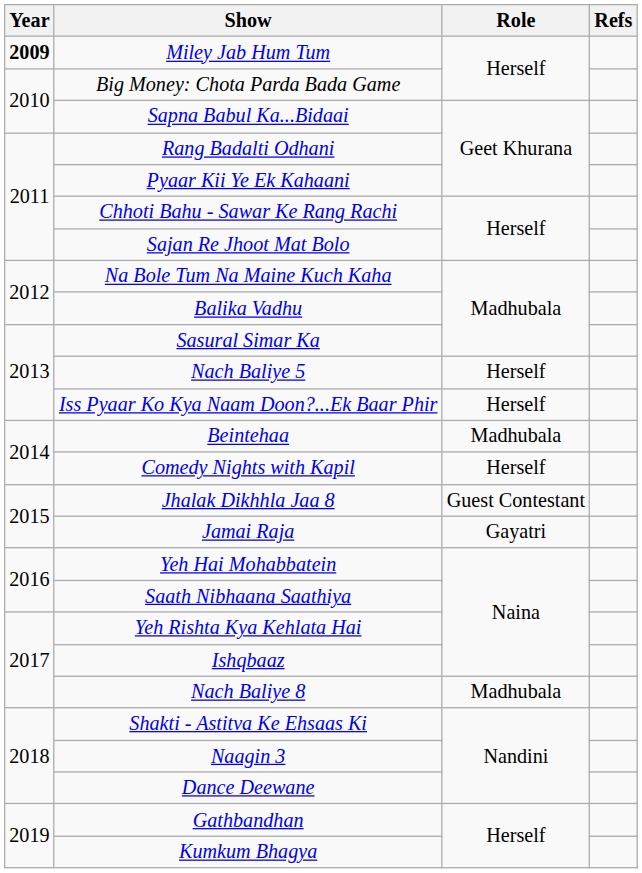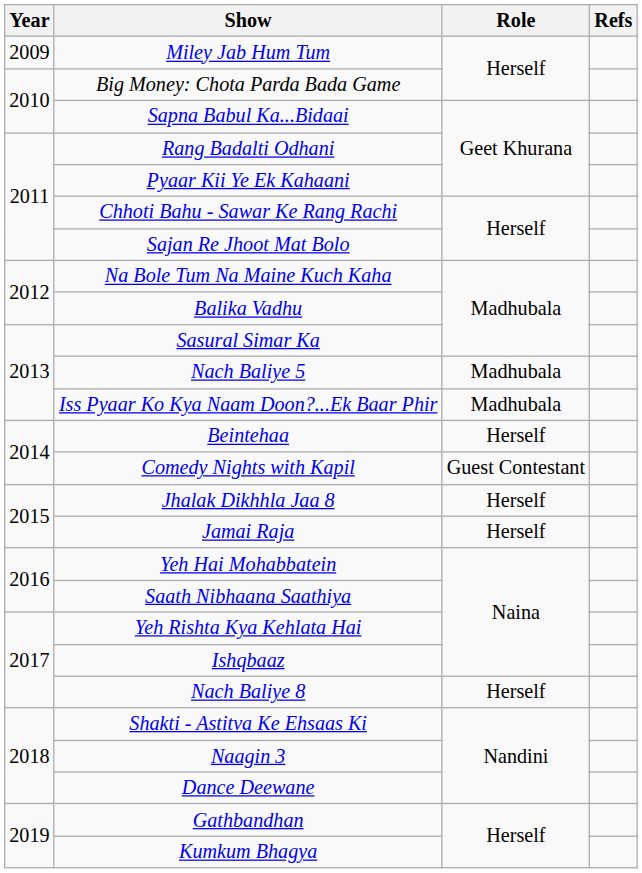(29, 52) bold -> (29, 52) normal
(516, 372) Herself -> (516, 372) Madhubala
(516, 404) Herself -> (516, 404) Madhubala
(516, 436) Madhubala -> (516, 436) Herself
(516, 468) Herself -> (516, 468) Guest Contestant
(516, 500) Guest Contestant -> (516, 500) Herself
(516, 532) Gayatri -> (516, 532) Herself
(516, 691) Madhubala -> (516, 691) Herself
